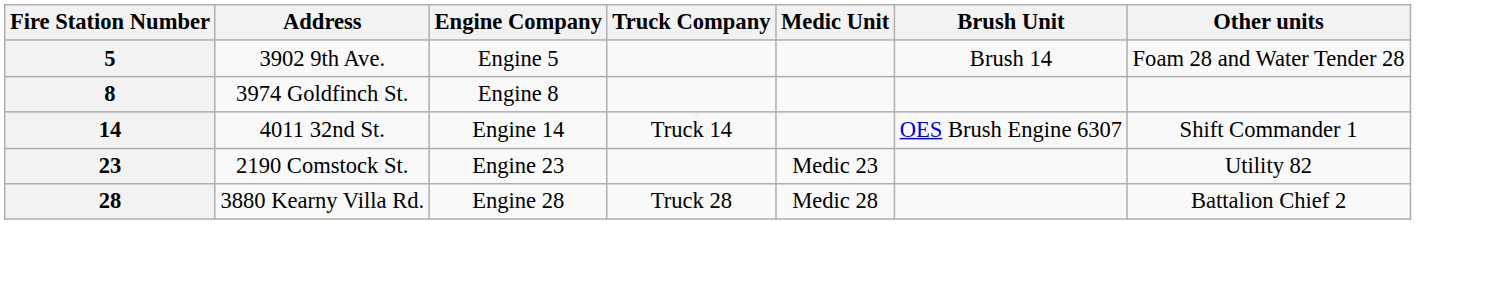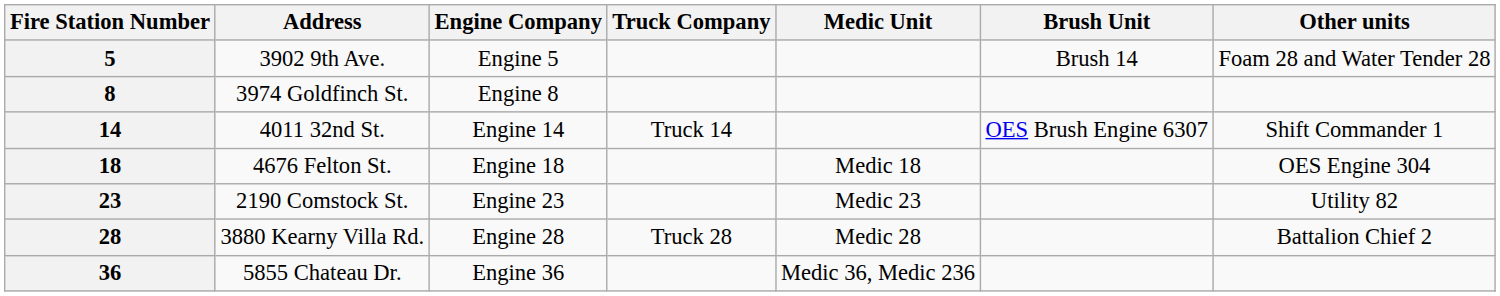+ row: (110, 165)
+ row: (110, 272)
